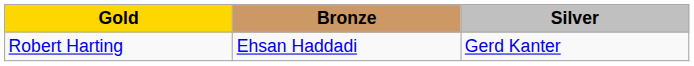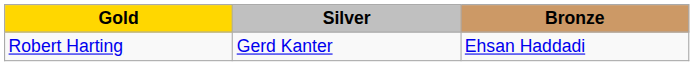columns swapped: (575, 18) <-> (347, 18)
